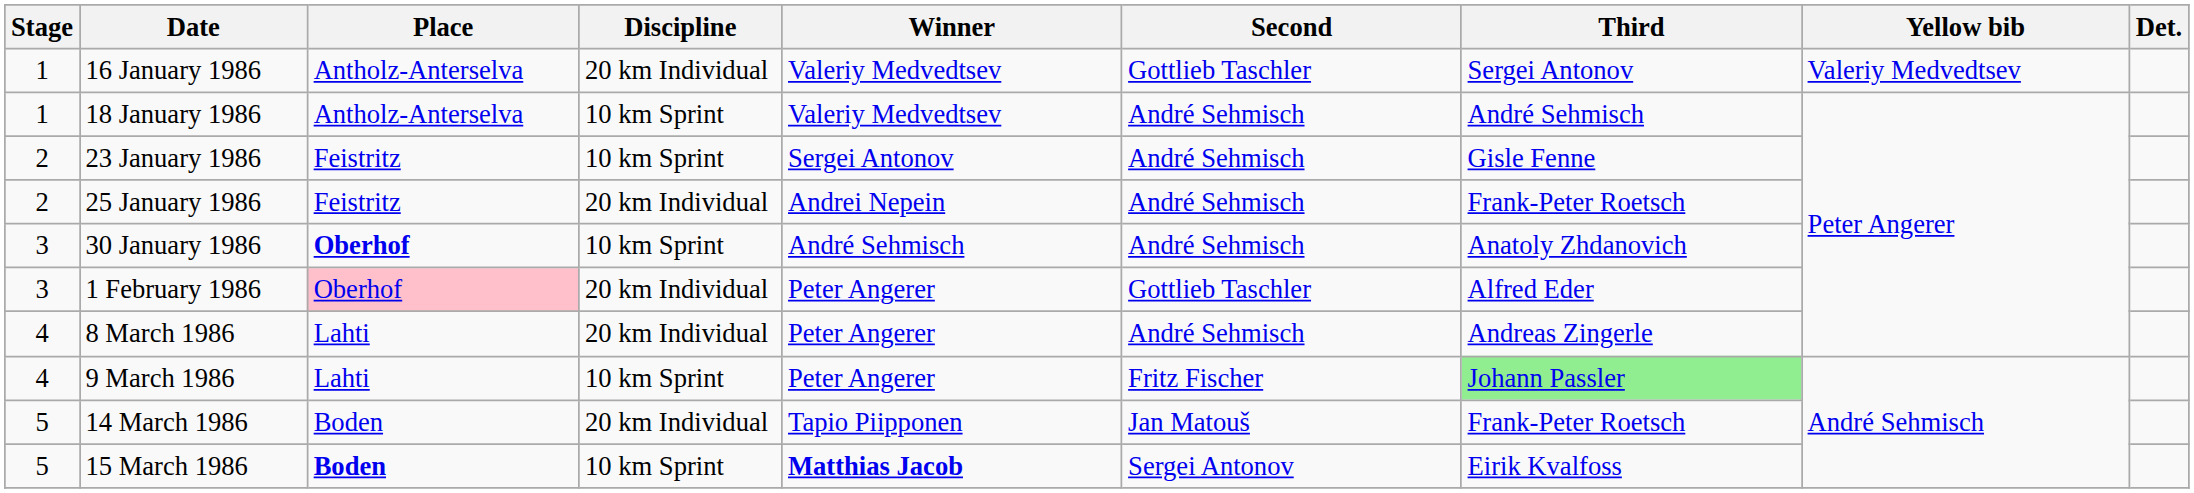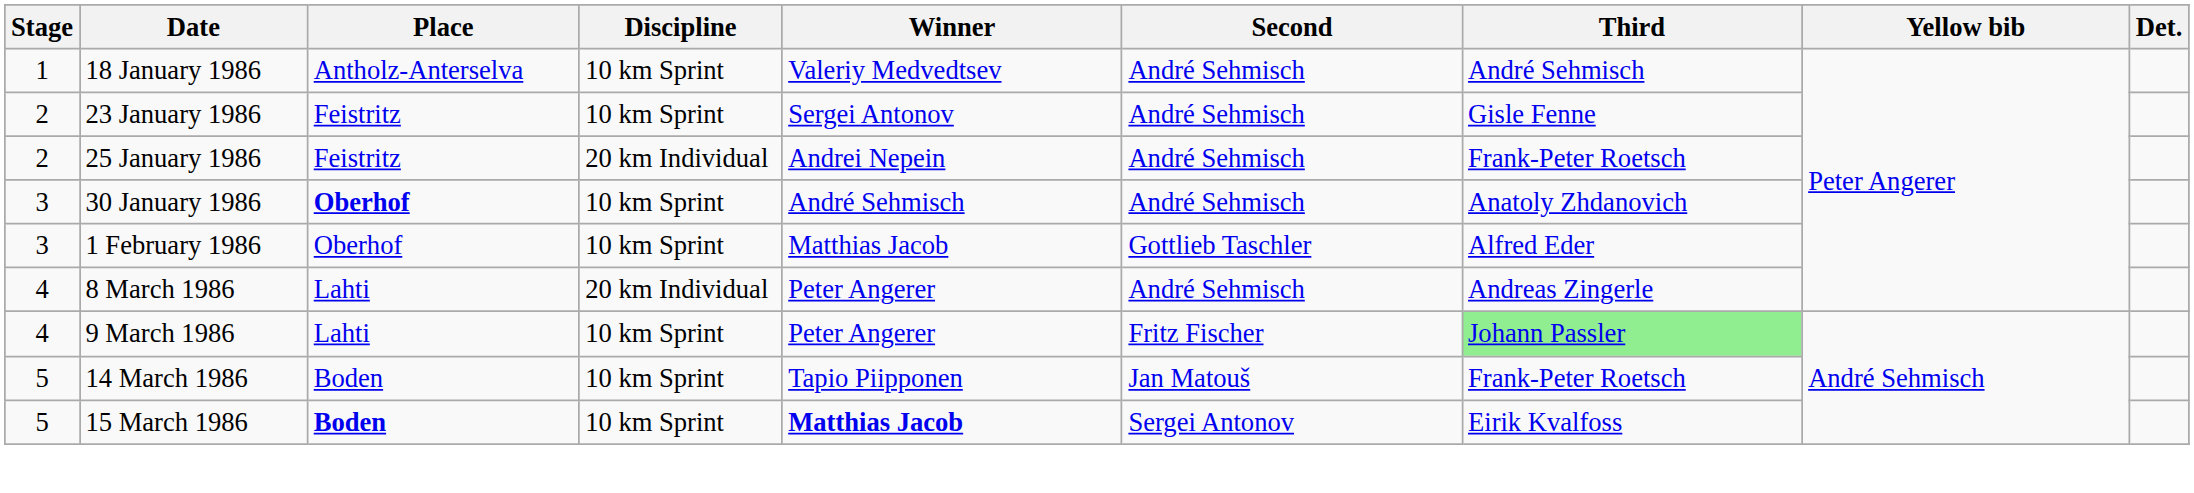- row: (173, 70)
(358, 289) pink background -> (358, 245) no background
(677, 289) 20 km Individual -> (655, 245) 10 km Sprint
(861, 289) Peter Angerer -> (868, 245) Matthias Jacob
(677, 421) 20 km Individual -> (655, 377) 10 km Sprint
